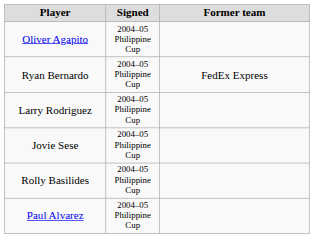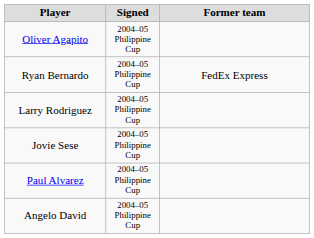- row: (55, 180)
+ row: (55, 215)
